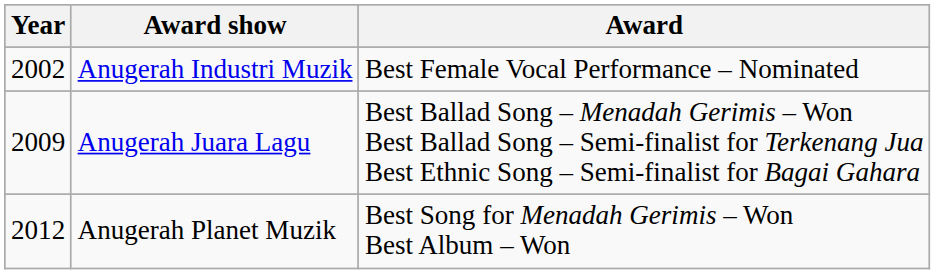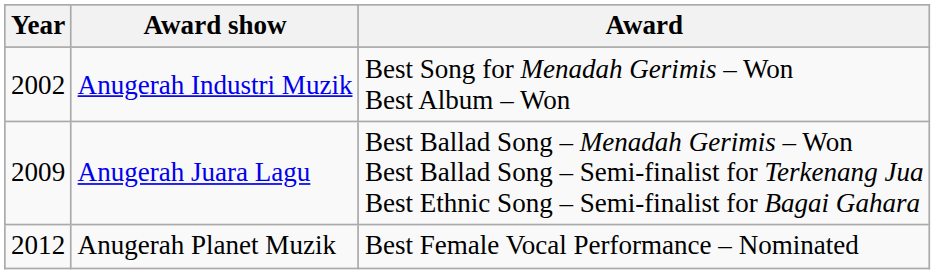(612, 68) Best Female Vocal Performance – Nominated -> (579, 84) Best Song for Menadah Gerimis – Won Best Album – Won
(579, 230) Best Song for Menadah Gerimis – Won Best Album – Won -> (612, 245) Best Female Vocal Performance – Nominated
